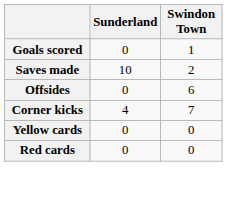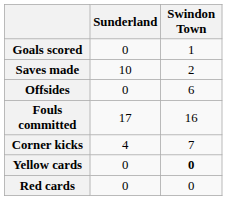+ row: (47, 117)
(191, 130) normal -> (191, 165) bold
